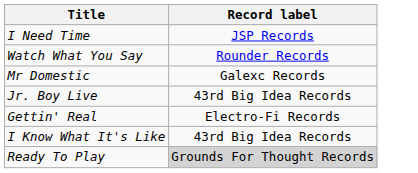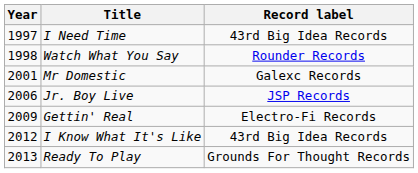+ column: (22, 15)
(273, 35) JSP Records -> (309, 35) 43rd Big Idea Records
(273, 96) 43rd Big Idea Records -> (309, 96) JSP Records
(273, 157) lightgrey background -> (309, 157) no background
